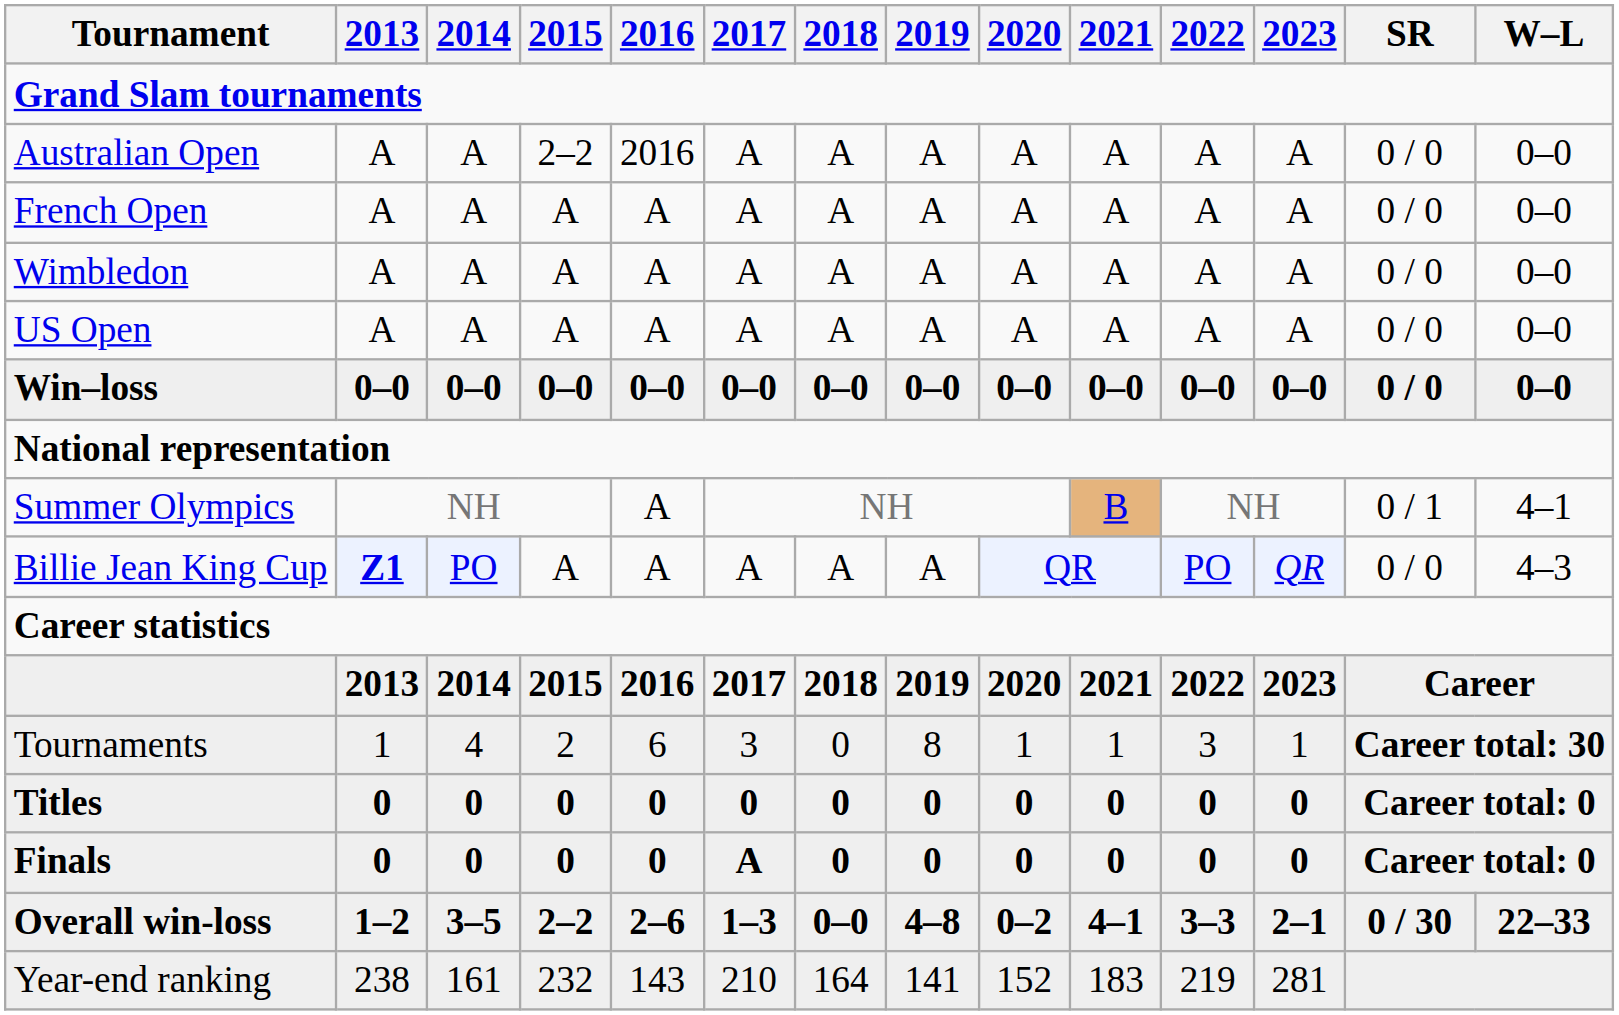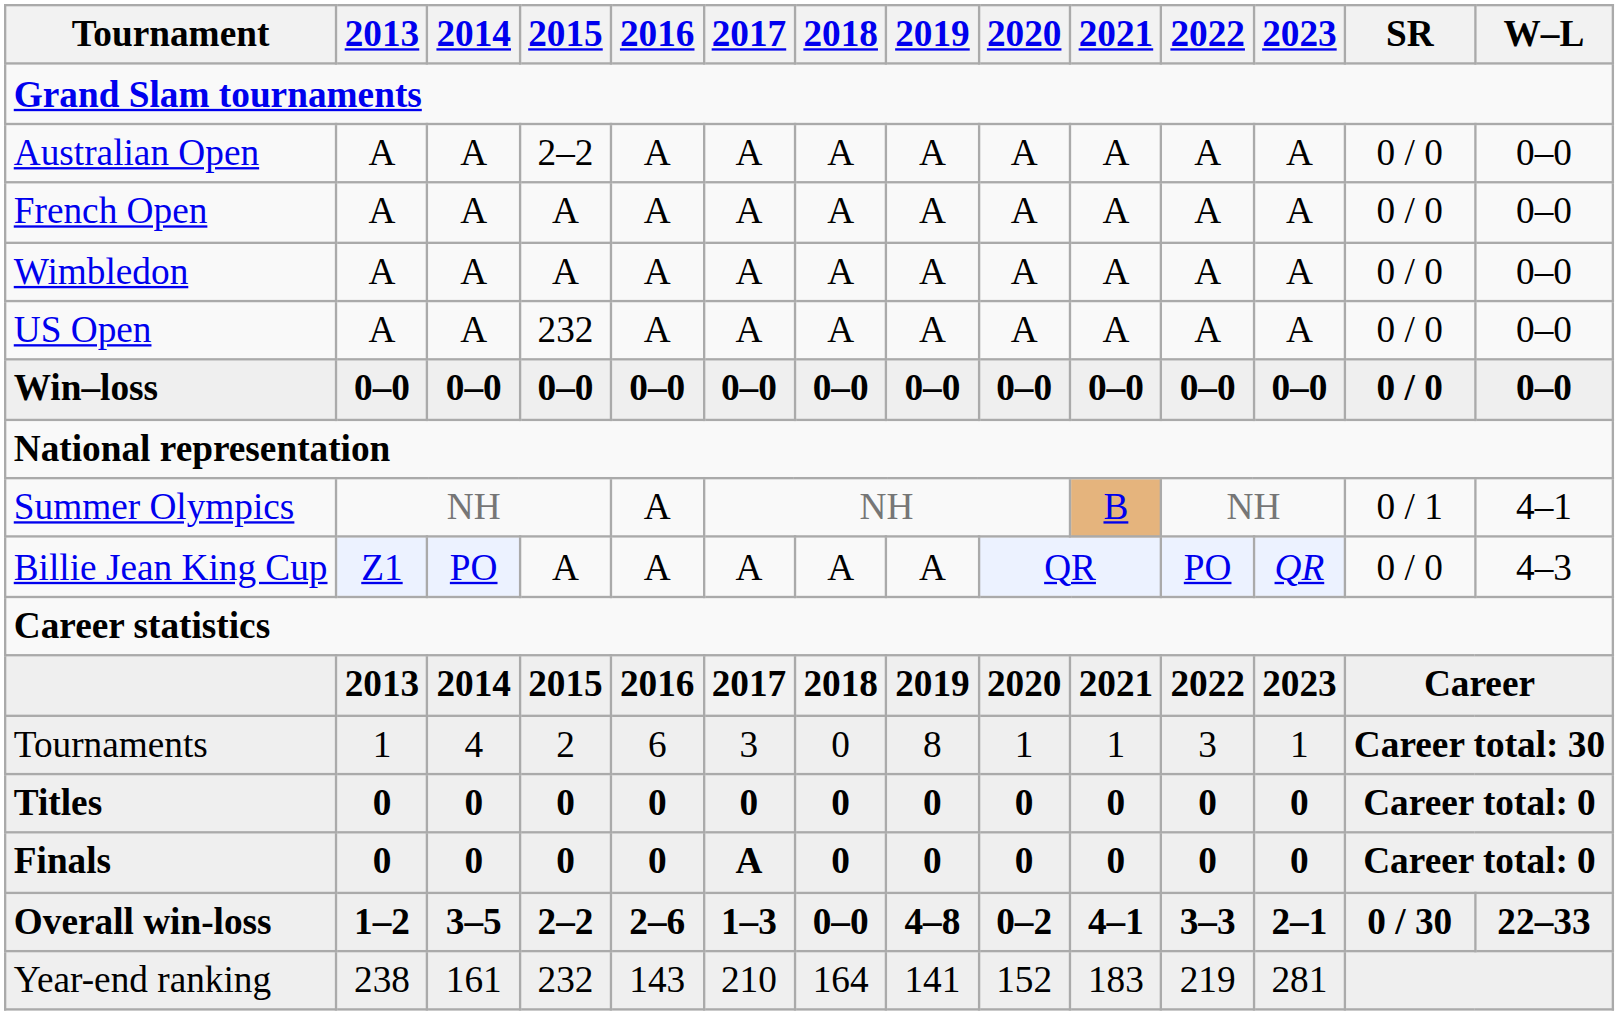(657, 152) 2016 -> (657, 152) A
(565, 329) A -> (565, 329) 232
(382, 566) bold -> (382, 566) normal
